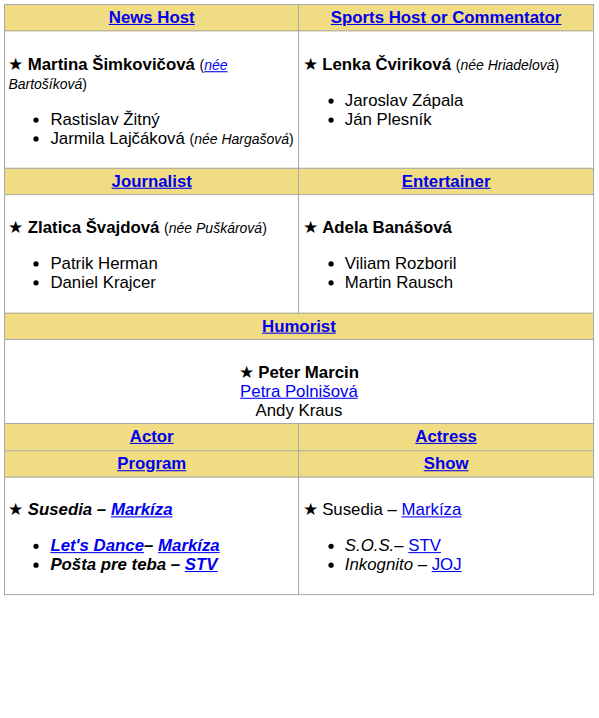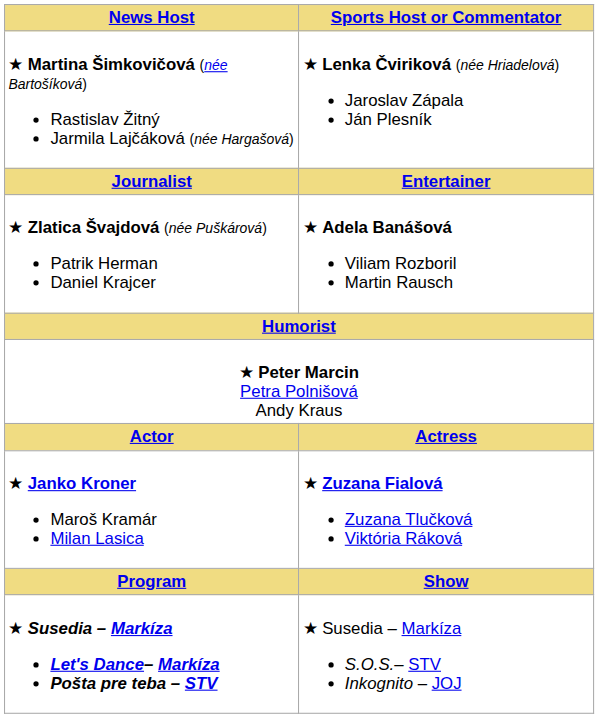+ row: (152, 511)
